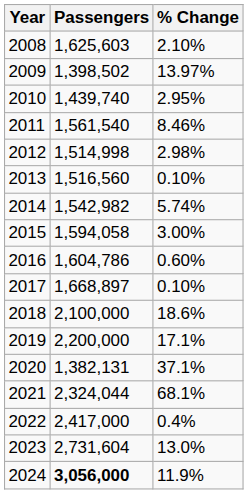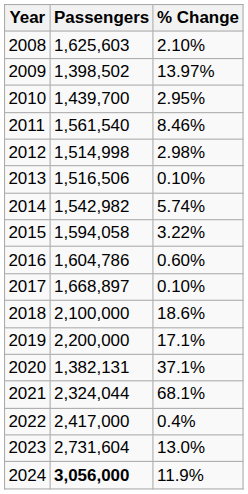(92, 98) 1,439,740 -> (92, 98) 1,439,700
(92, 179) 1,516,560 -> (92, 179) 1,516,506
(181, 233) 3.00% -> (181, 233) 3.22%
